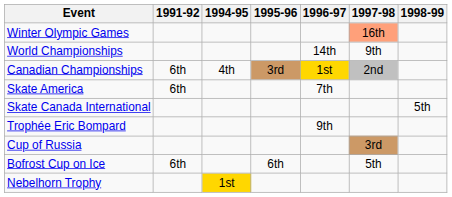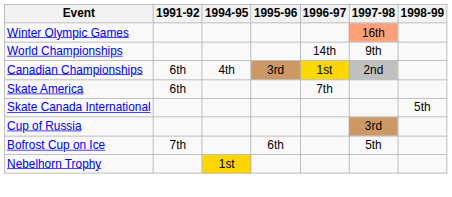- row: (66, 126)
(178, 164) 6th -> (178, 145) 7th
